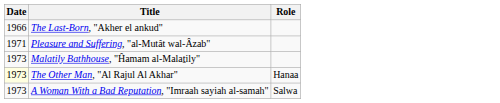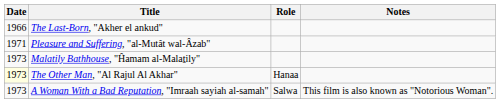+ column: (398, 12)
